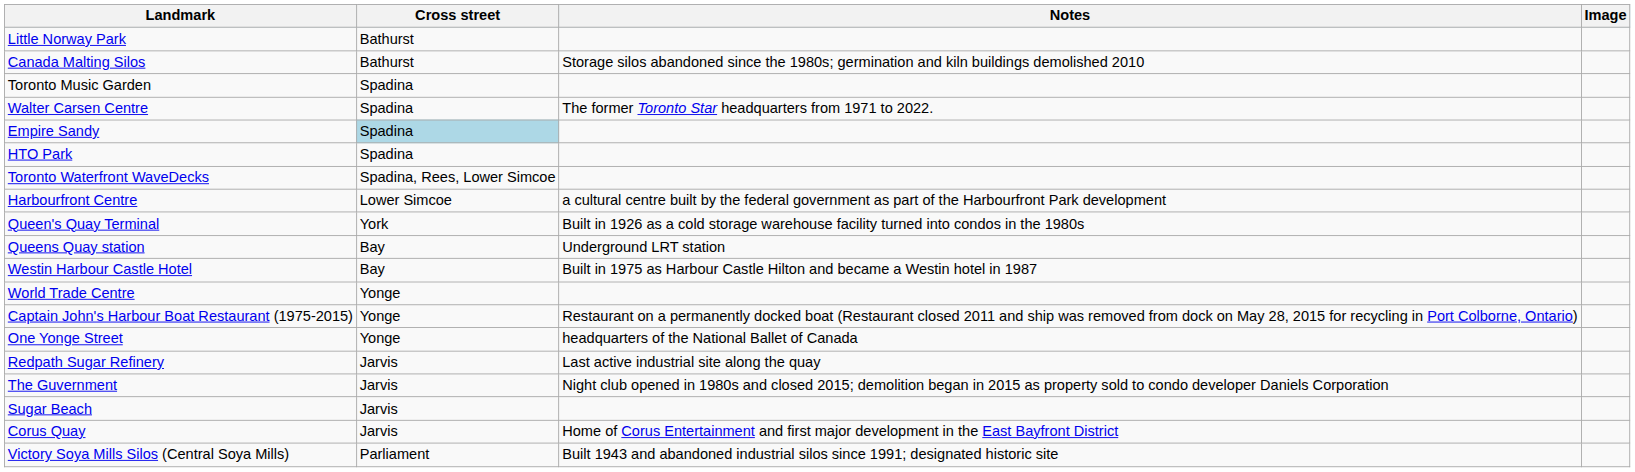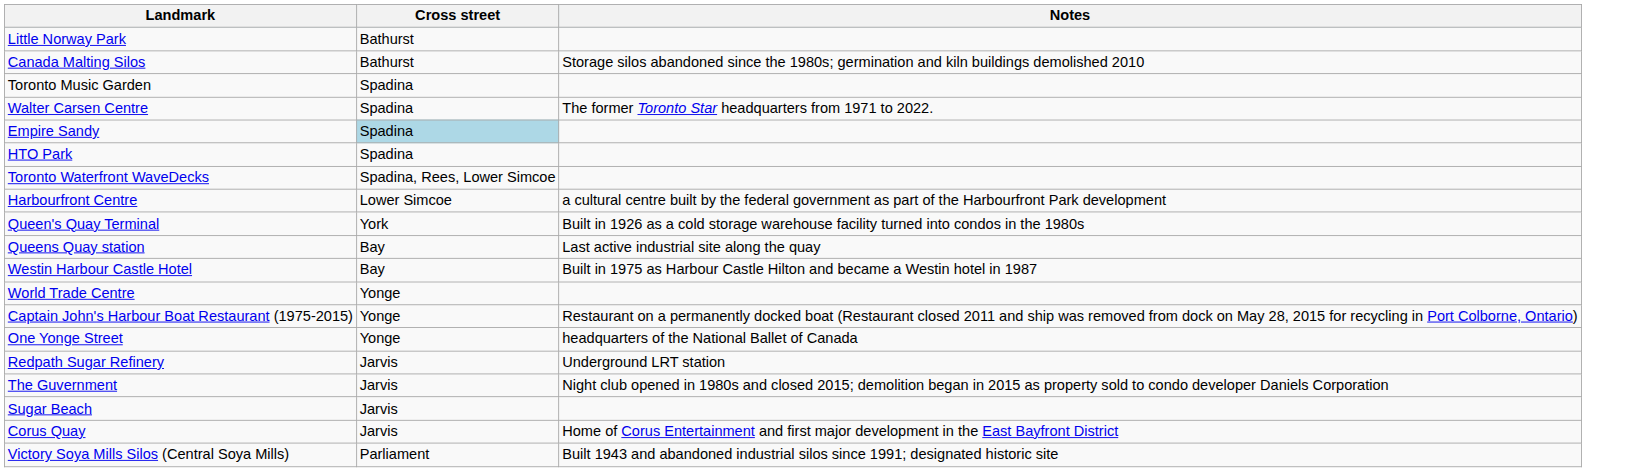- column: (1605, 16)
(644, 246) Underground LRT station -> (691, 246) Last active industrial site along the quay
(691, 362) Last active industrial site along the quay -> (644, 362) Underground LRT station
